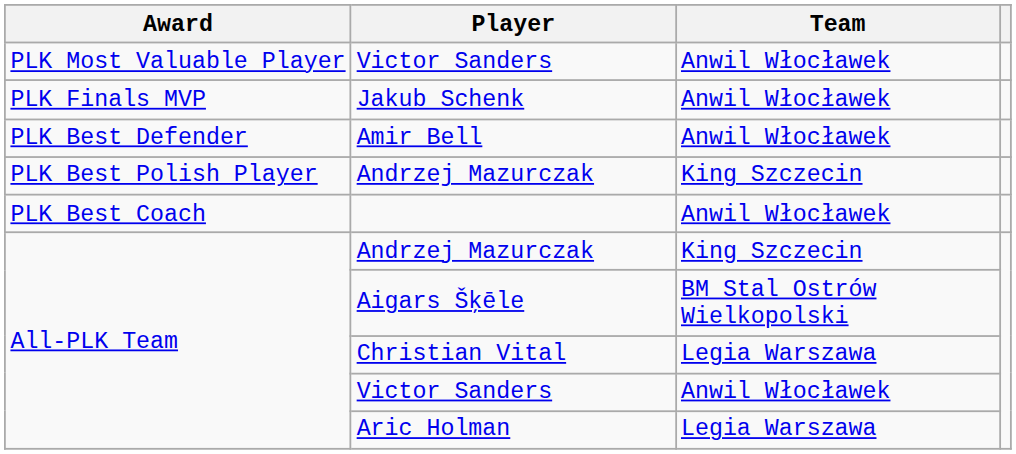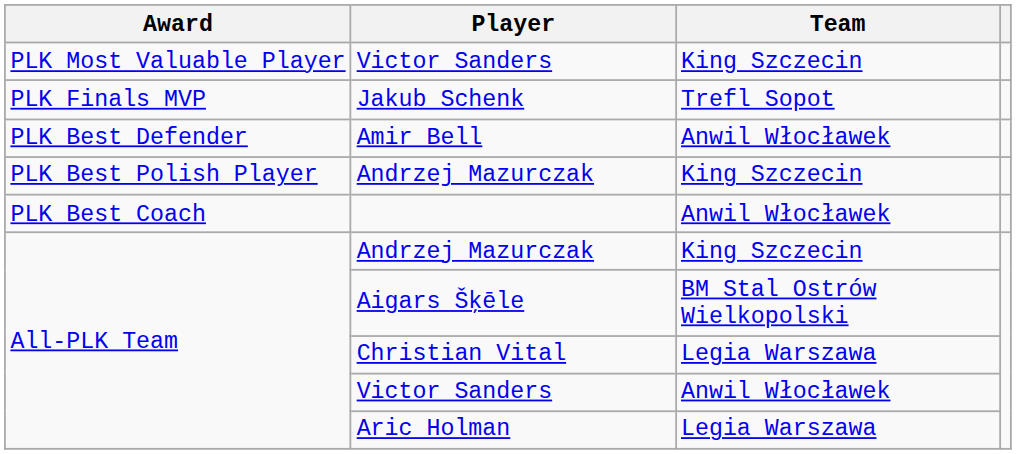(786, 62) Anwil Włocławek -> (772, 62) King Szczecin
(786, 100) Anwil Włocławek -> (758, 100) Trefl Sopot
